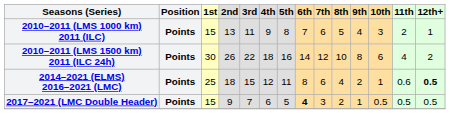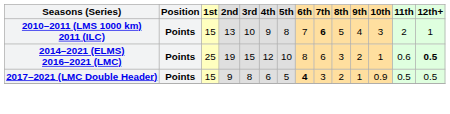(250, 31) 11 -> (250, 31) 10
(323, 31) normal -> (323, 31) bold
- row: (82, 57)
(230, 82) 18 -> (230, 57) 19
(286, 82) 11 -> (286, 57) 10
(341, 82) 4 -> (341, 57) 3
(250, 102) 7 -> (250, 76) 8
(381, 102) 0.5 -> (381, 76) 0.9
